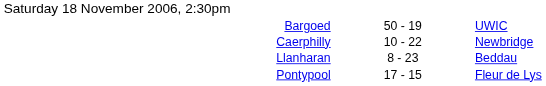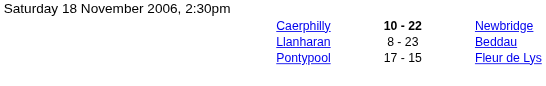- row: (308, 26)
(403, 42) normal -> (403, 26) bold
